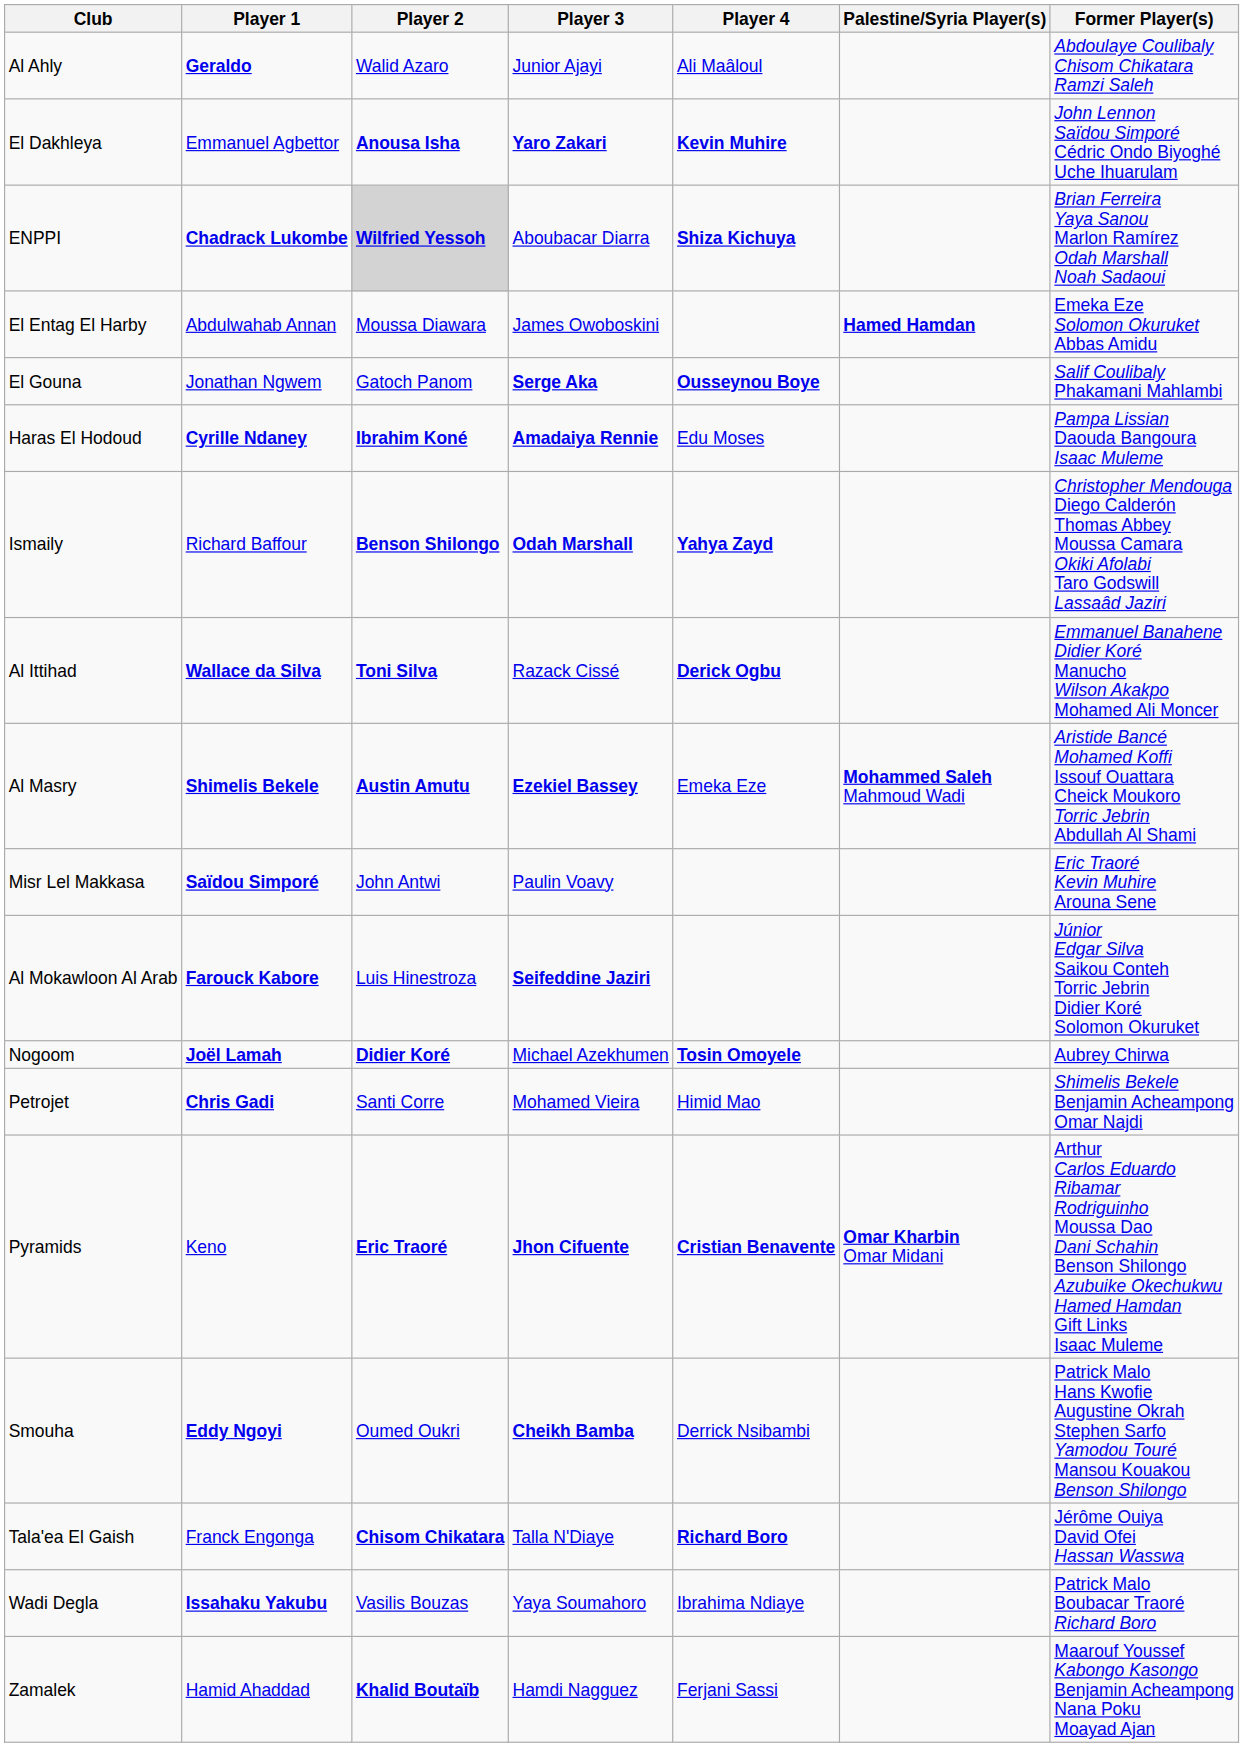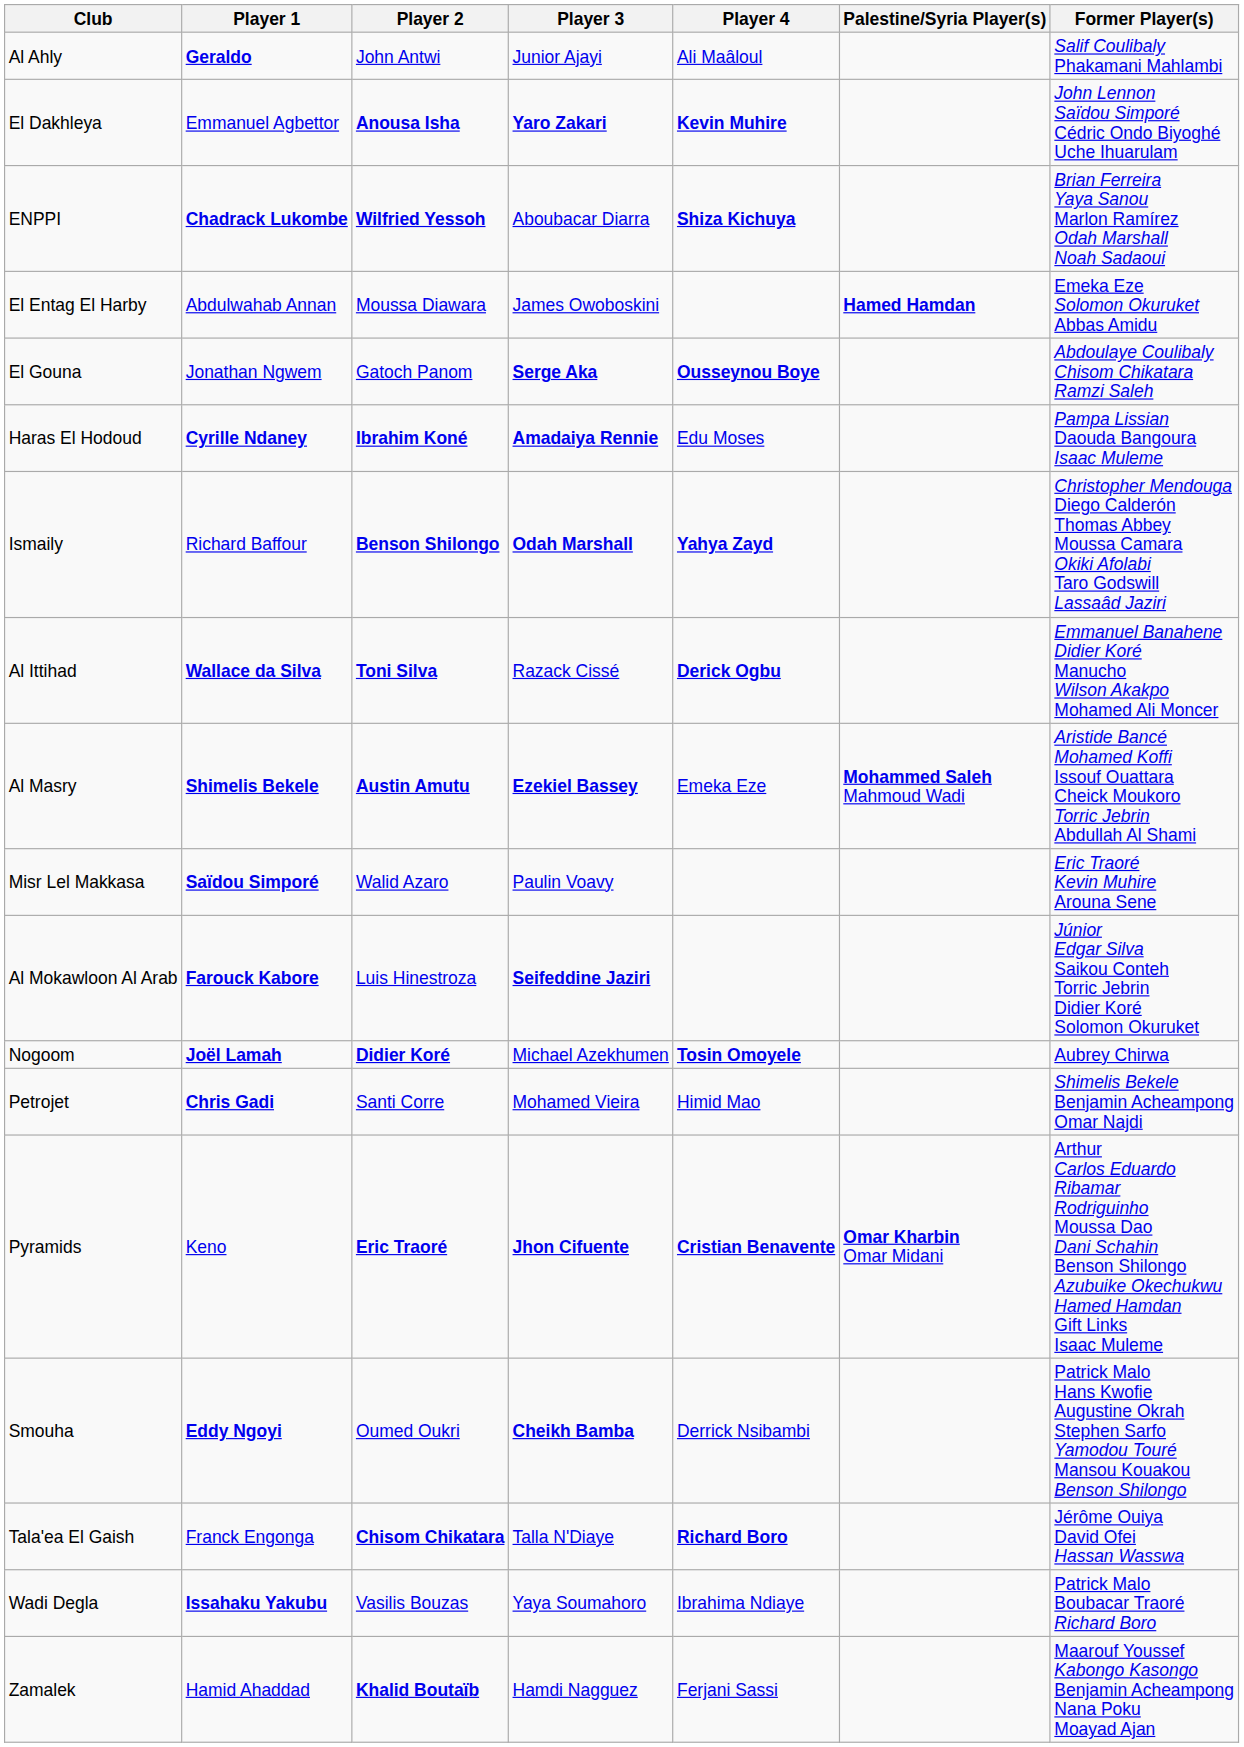(402, 66) Walid Azaro -> (398, 56) John Antwi
(1134, 66) Abdoulaye Coulibaly Chisom Chikatara Ramzi Saleh -> (1138, 56) Salif Coulibaly Phakamani Mahlambi
(421, 238) lightgrey background -> (421, 219) no background
(1138, 382) Salif Coulibaly Phakamani Mahlambi -> (1134, 372) Abdoulaye Coulibaly Chisom Chikatara Ramzi Saleh
(398, 882) John Antwi -> (402, 882) Walid Azaro
